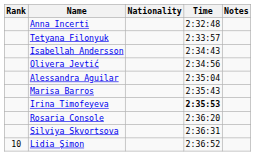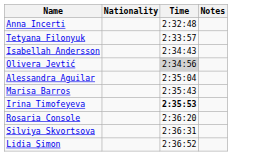- column: (16, 11)
(203, 64) no background -> (179, 64) lightgrey background
